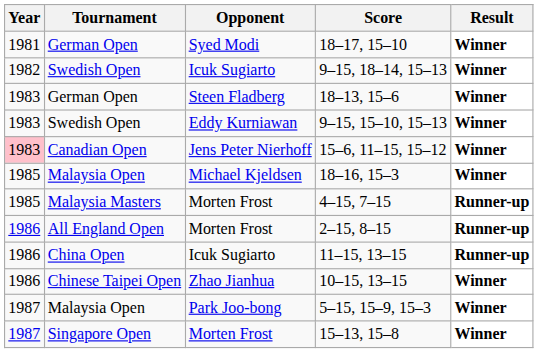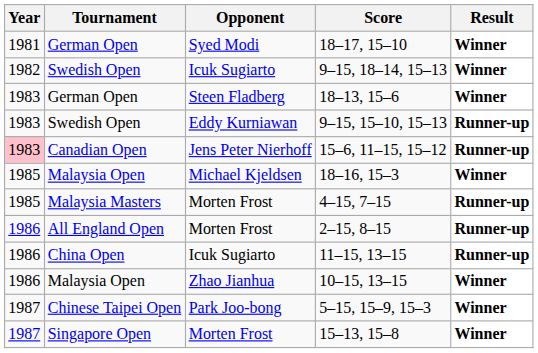(481, 123) Winner -> (492, 123) Runner-up
(481, 149) Winner -> (492, 149) Runner-up
(114, 281) Chinese Taipei Open -> (96, 281) Malaysia Open
(96, 308) Malaysia Open -> (114, 308) Chinese Taipei Open
